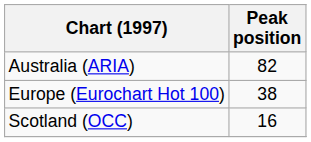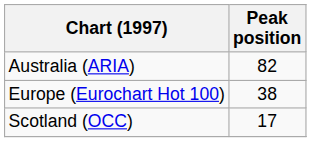(267, 121) 16 -> (267, 121) 17
